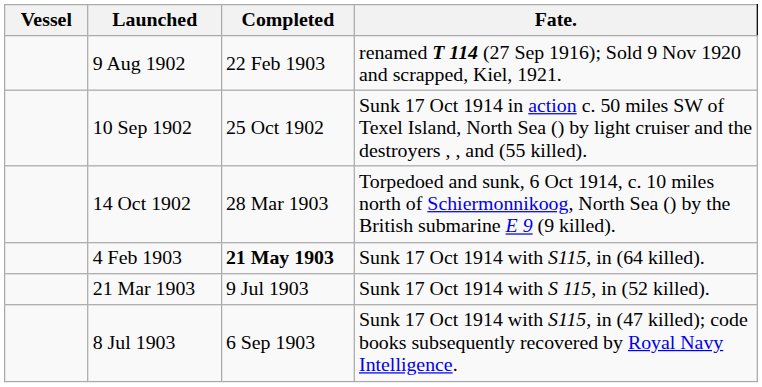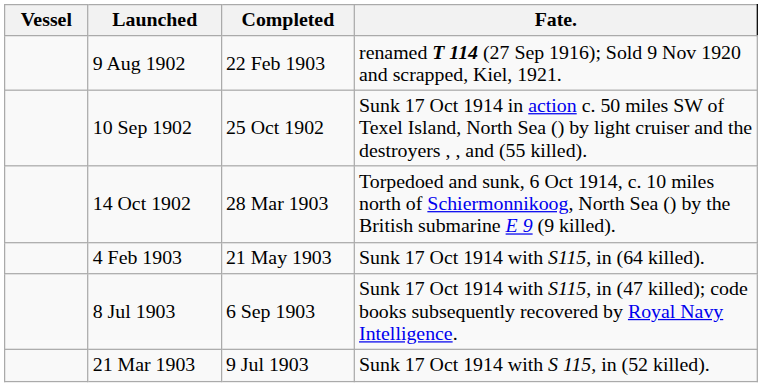(280, 257) bold -> (279, 257) normal
rows swapped: (144, 289) <-> (134, 342)
